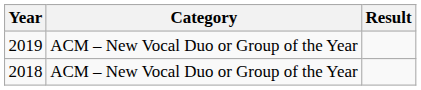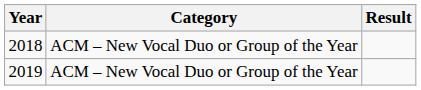rows swapped: (25, 71) <-> (25, 44)
